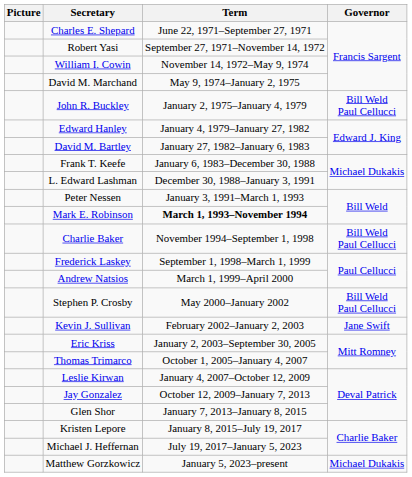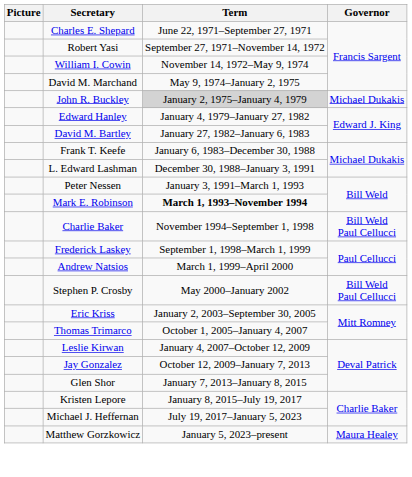(235, 105) no background -> (235, 99) lightgrey background
(367, 105) Bill Weld Paul Cellucci -> (367, 99) Michael Dukakis
- row: (93, 325)
(367, 463) Michael Dukakis -> (367, 434) Maura Healey
